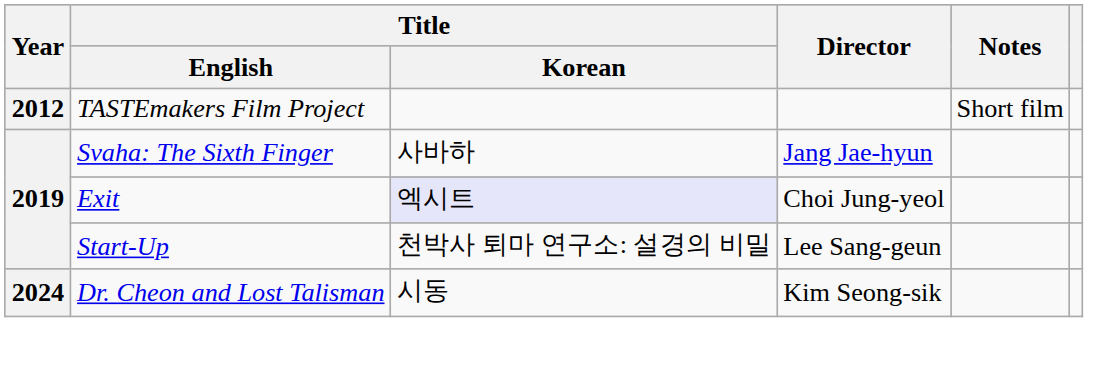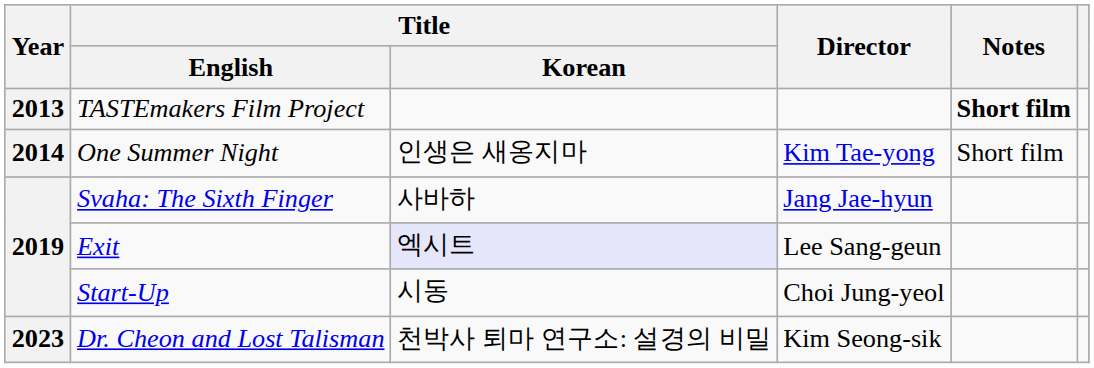(38, 108) 2012 -> (38, 108) 2013
(1010, 108) normal -> (1014, 108) bold
+ row: (178, 152)
(864, 199) Choi Jung-yeol -> (862, 245) Lee Sang-geun
(584, 244) 천박사 퇴마 연구소: 설경의 비밀 -> (423, 291) 시동
(862, 245) Lee Sang-geun -> (864, 292) Choi Jung-yeol
(38, 292) 2024 -> (38, 338) 2023
(423, 291) 시동 -> (584, 337) 천박사 퇴마 연구소: 설경의 비밀
